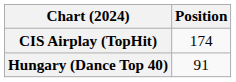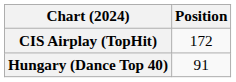(201, 40) 174 -> (201, 40) 172
